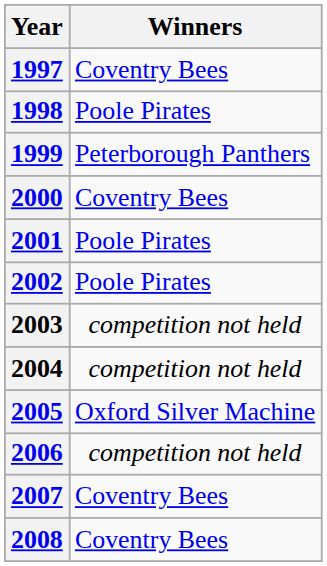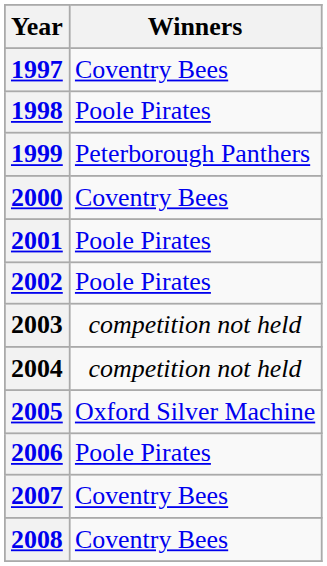(195, 453) competition not held -> (143, 453) Poole Pirates
